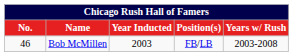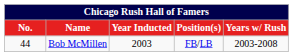(25, 43) 46 -> (25, 43) 44
